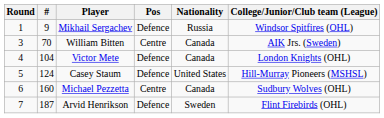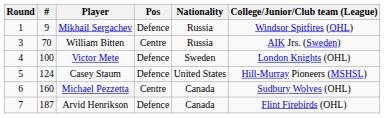(200, 43) Canada -> (200, 43) Russia
(47, 58) 104 -> (47, 58) 100
(200, 58) Canada -> (200, 58) Sweden
(200, 105) Sweden -> (200, 105) Canada
